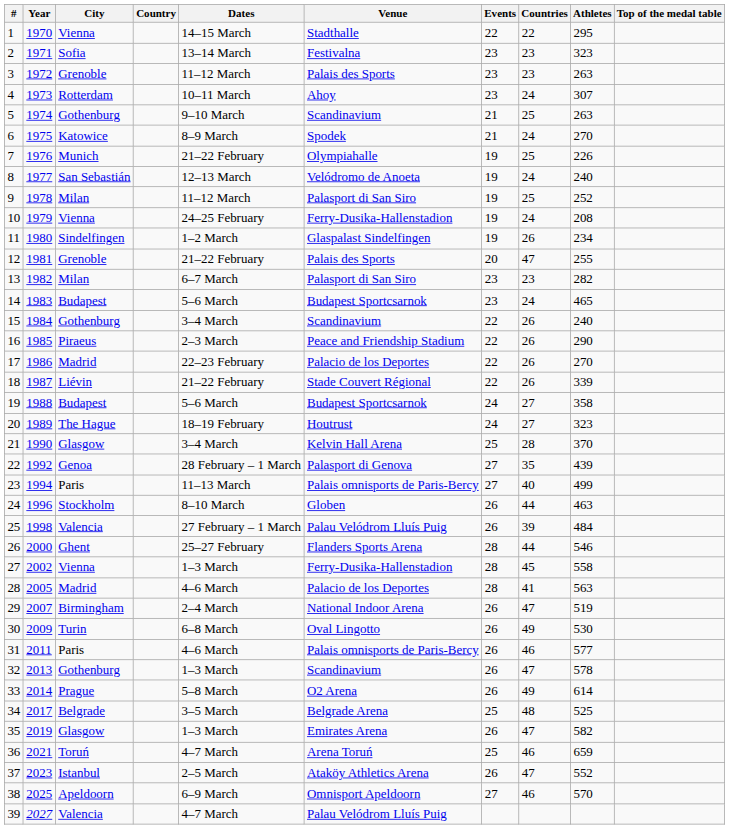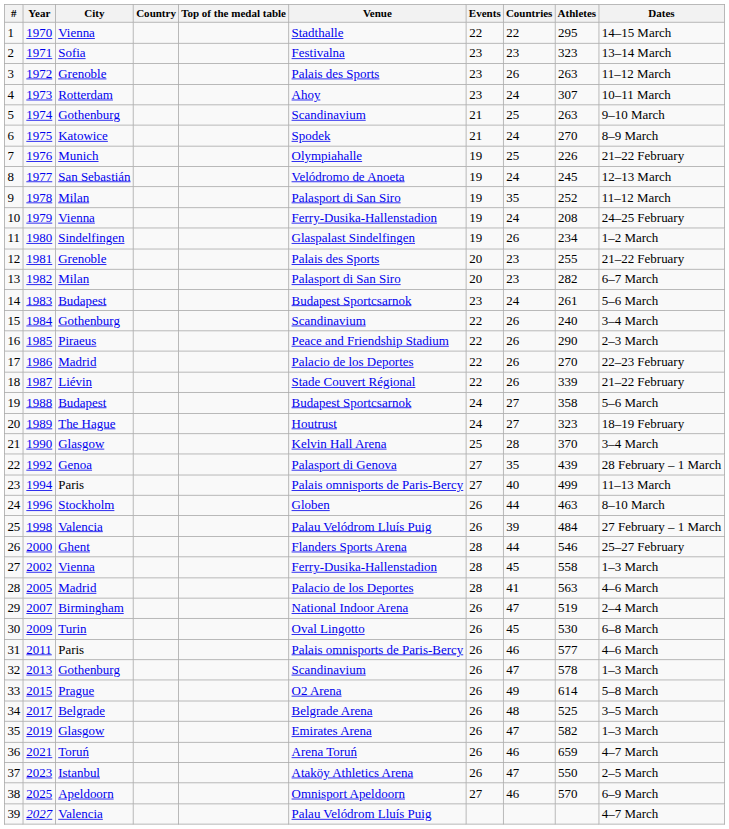columns swapped: (241, 13) <-> (669, 13)
(528, 74) 23 -> (513, 74) 26
(583, 176) 240 -> (568, 176) 245
(528, 197) 25 -> (513, 197) 35
(528, 259) 47 -> (513, 259) 23
(491, 279) 23 -> (476, 279) 20
(583, 300) 465 -> (568, 300) 261
(528, 629) 49 -> (513, 629) 45
(39, 690) 2014 -> (39, 690) 2015
(491, 711) 25 -> (476, 711) 26
(491, 752) 25 -> (476, 752) 26
(583, 772) 552 -> (568, 772) 550
